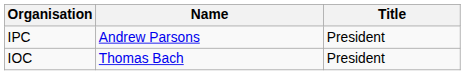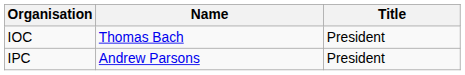rows swapped: (19, 37) <-> (20, 59)
